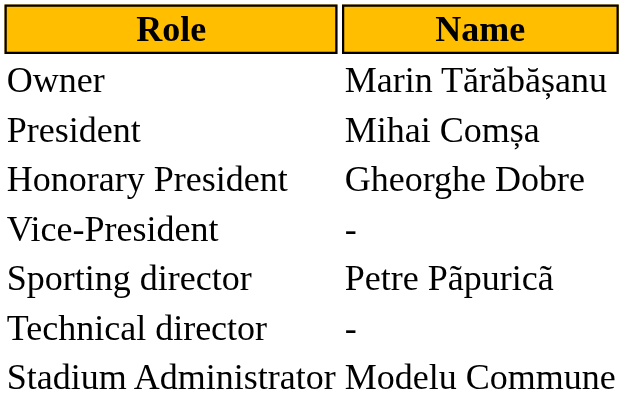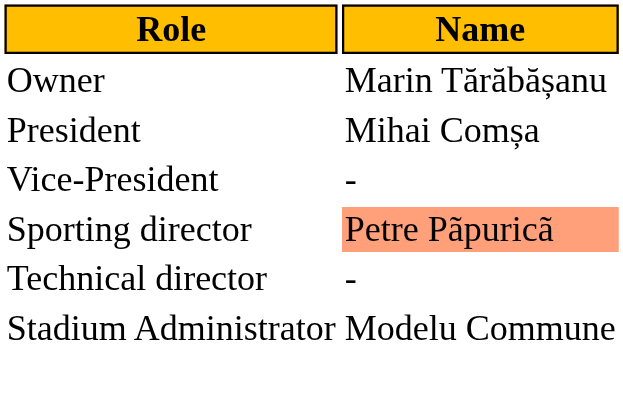- row: (147, 179)
(449, 278) no background -> (449, 228) lightsalmon background
